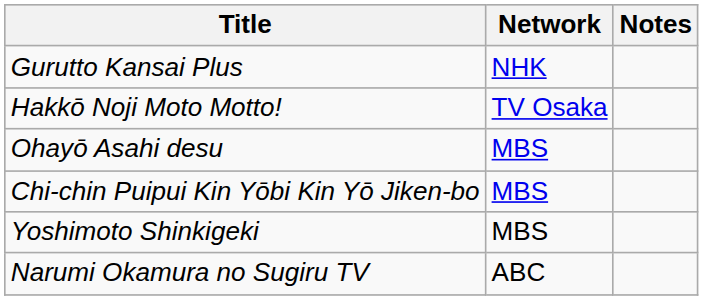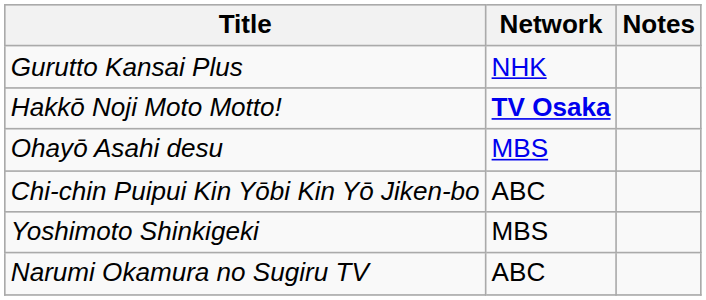(550, 107) normal -> (551, 107) bold
(520, 190) MBS -> (518, 190) ABC
